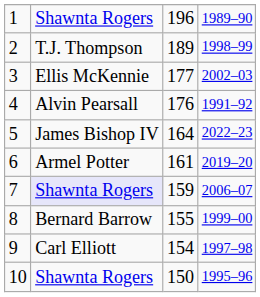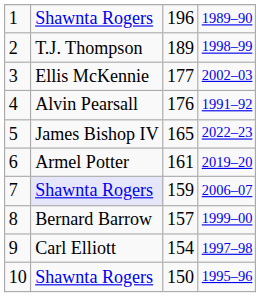(181, 133) 164 -> (181, 133) 165
(181, 219) 155 -> (181, 219) 157
